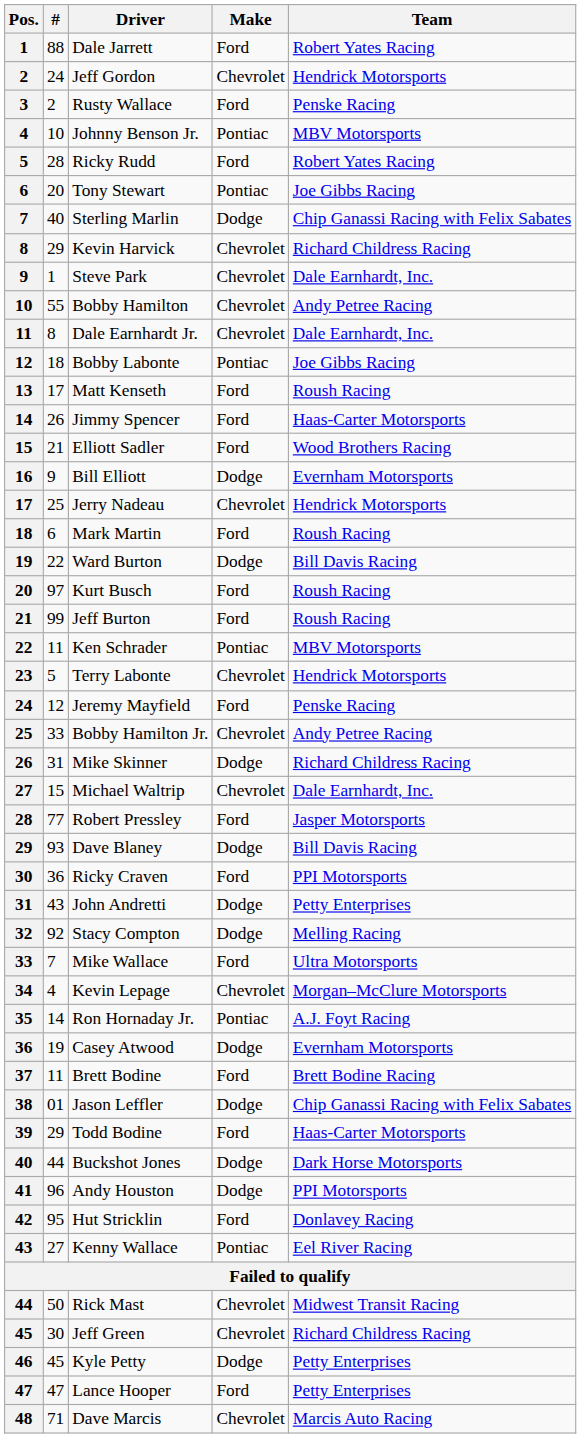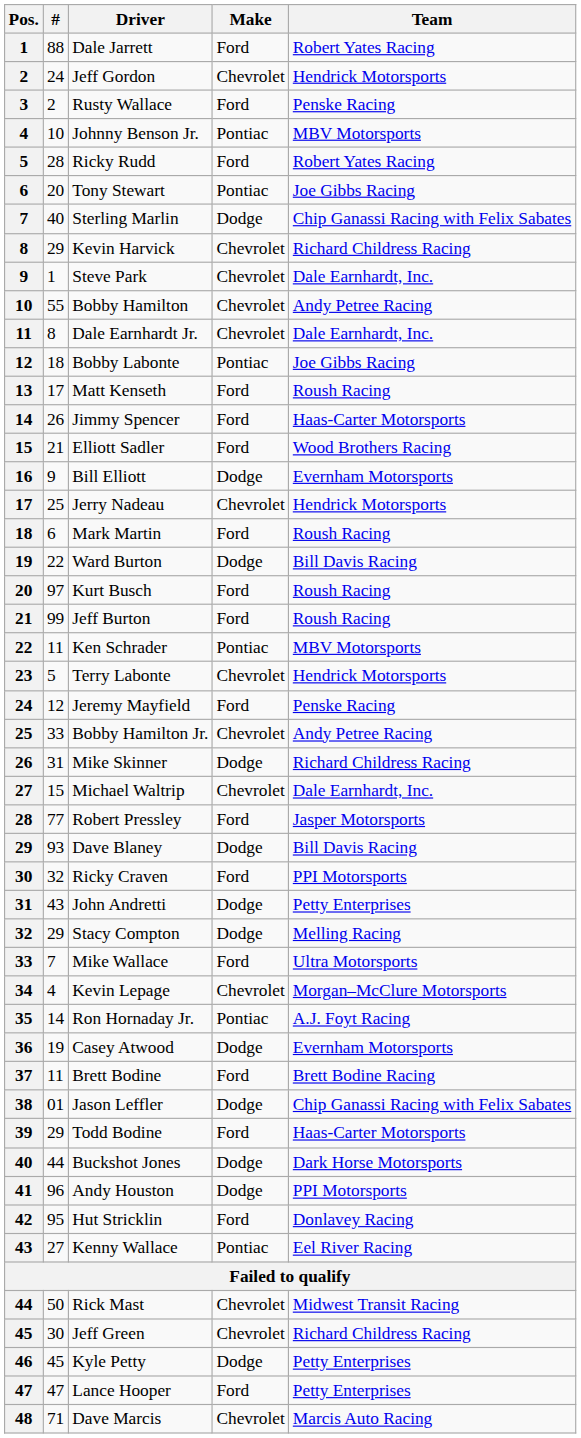(56, 876) 36 -> (56, 876) 32
(56, 933) 92 -> (56, 933) 29
